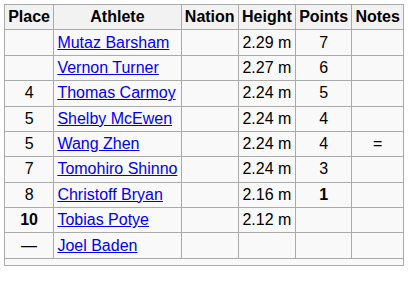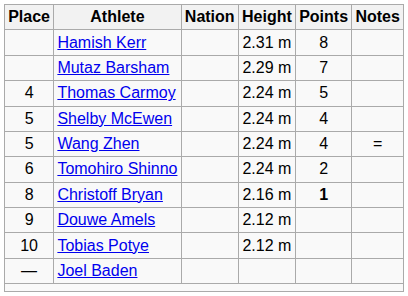+ row: (102, 42)
- row: (108, 67)
(29, 169) 7 -> (29, 169) 6
(324, 169) 3 -> (324, 169) 2
+ row: (106, 220)
(29, 220) bold -> (29, 245) normal
